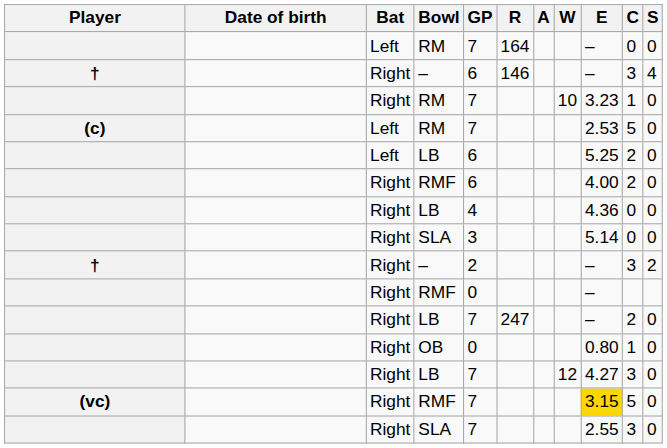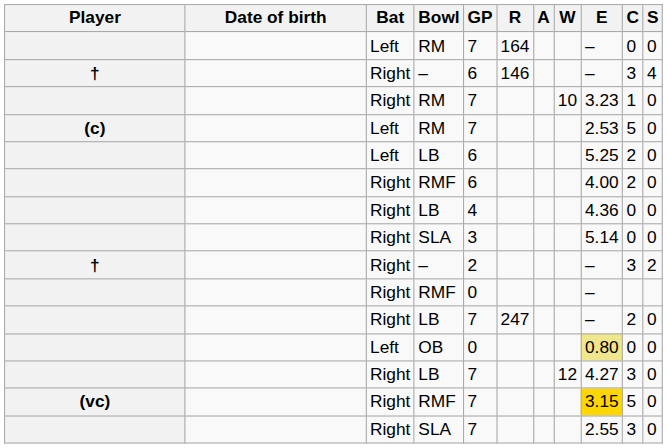(390, 347) Right -> (384, 347) Left
(602, 347) no background -> (602, 347) khaki background
(631, 347) 1 -> (631, 347) 0
